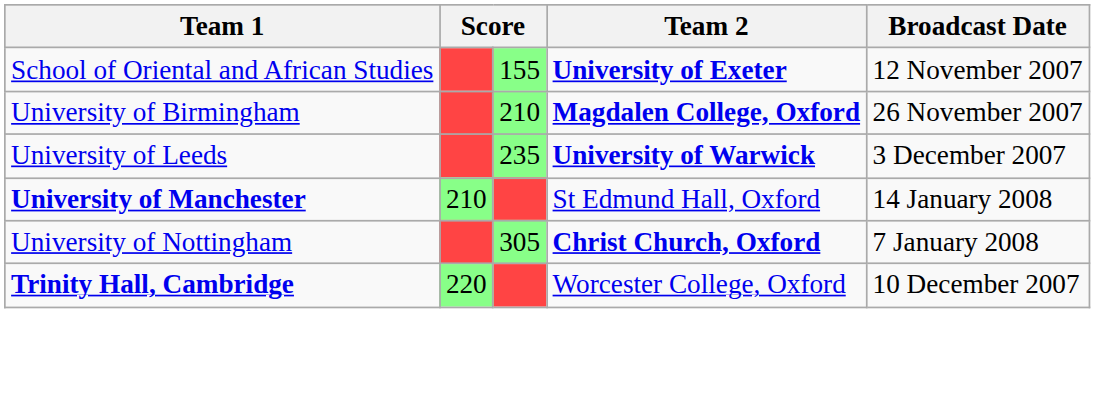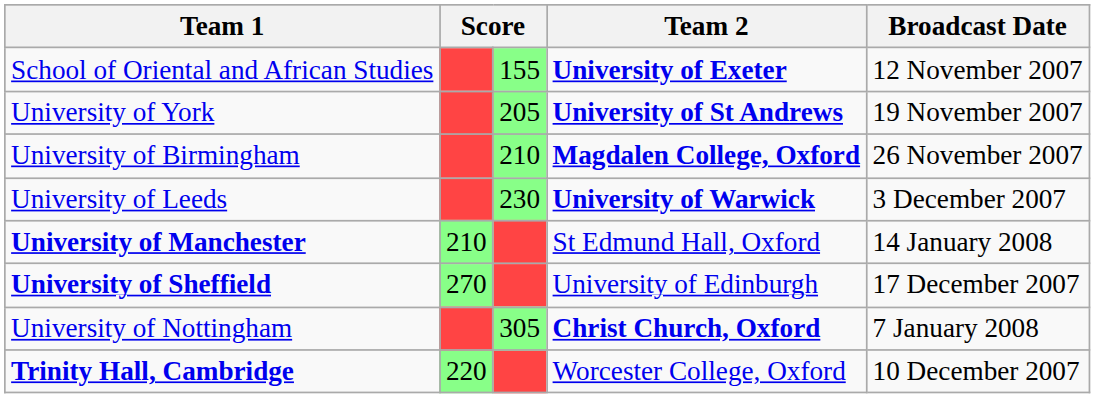+ row: (113, 112)
(520, 155) 235 -> (520, 198) 230
+ row: (141, 284)
